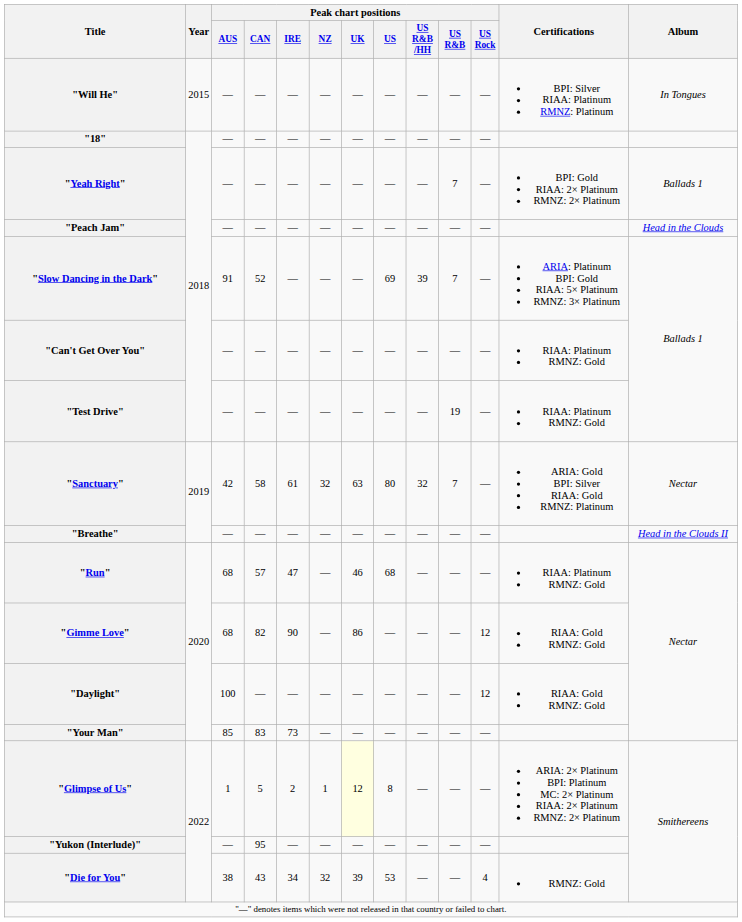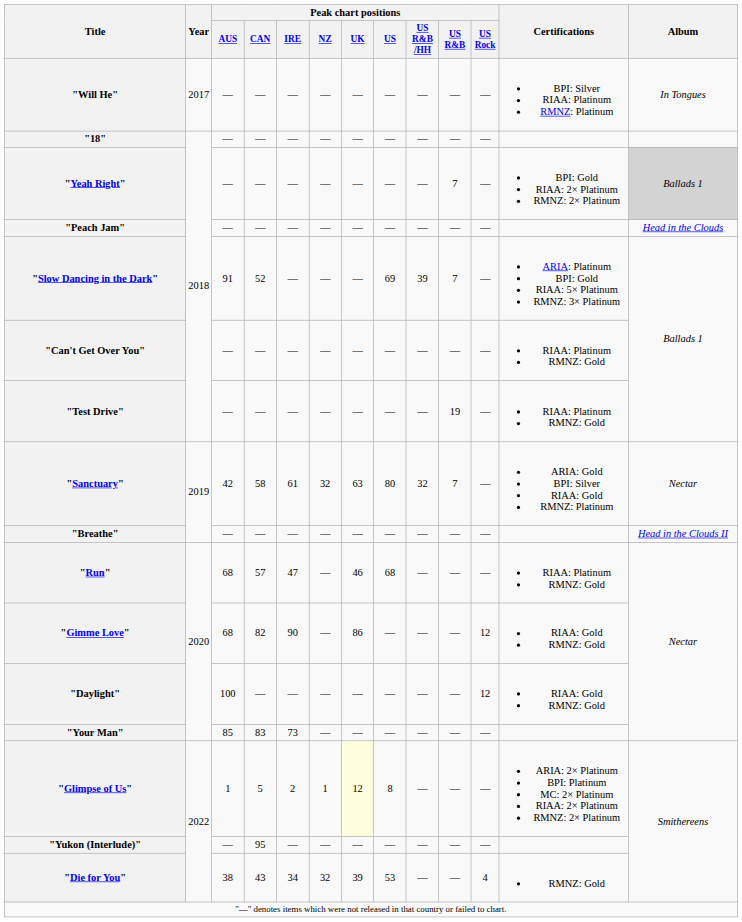(199, 94) 2015 -> (199, 94) 2017
(683, 183) no background -> (683, 183) lightgrey background
